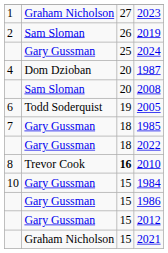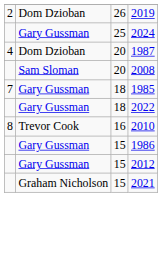- row: (149, 13)
(54, 32) Sam Sloman -> (52, 13) Dom Dzioban
- row: (149, 107)
(126, 164) bold -> (120, 126) normal
- row: (149, 182)
